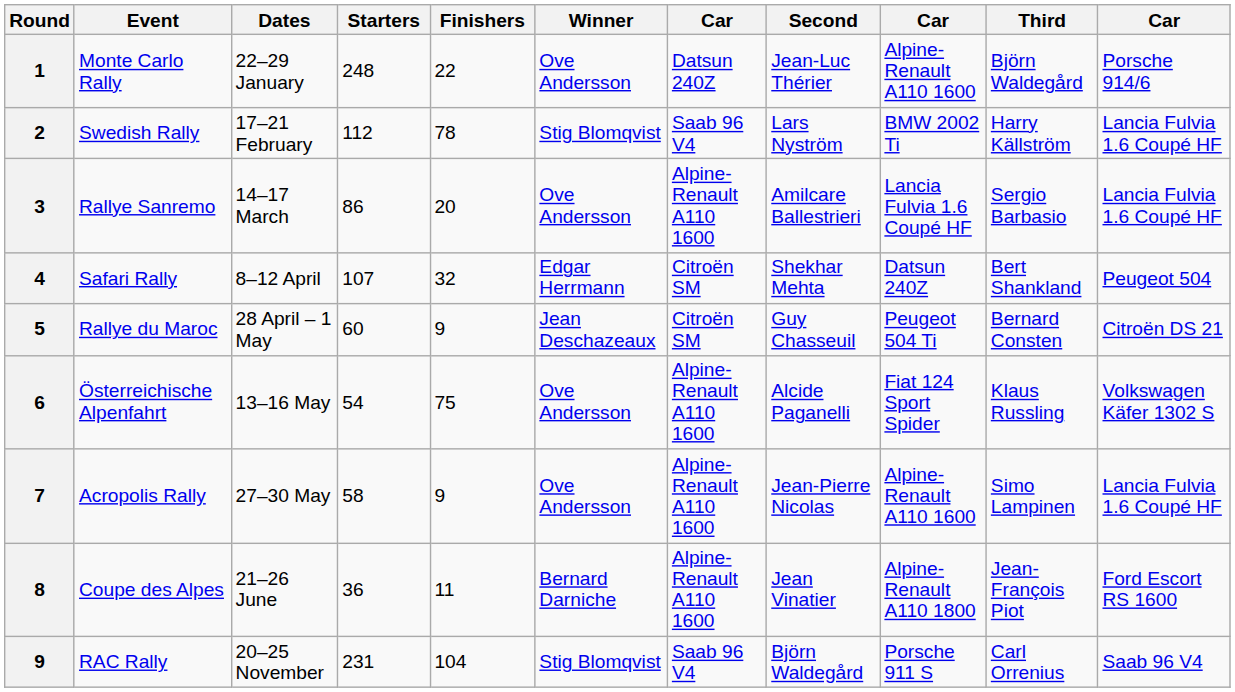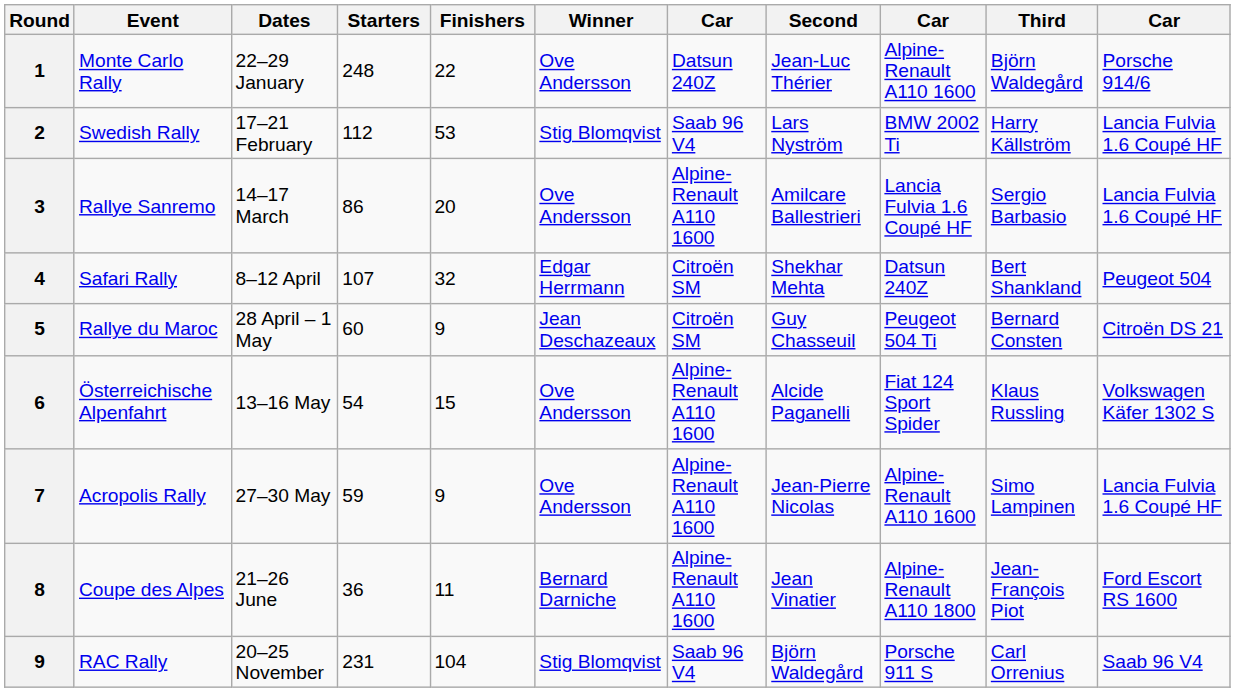(445, 133) 78 -> (445, 133) 53
(445, 402) 75 -> (445, 402) 15
(353, 495) 58 -> (353, 495) 59
